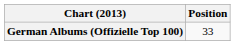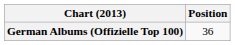(208, 31) 33 -> (208, 31) 36
